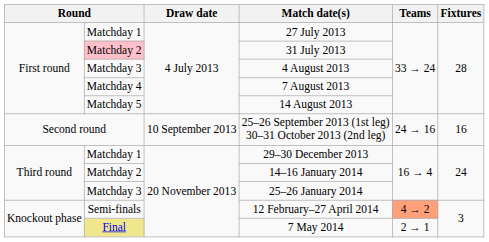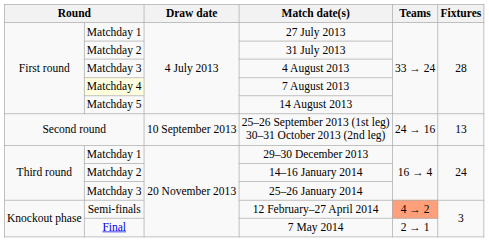(114, 50) pink background -> (114, 50) no background
(114, 86) no background -> (114, 86) lightyellow background
(461, 129) 16 -> (461, 129) 13
(114, 227) khaki background -> (114, 227) no background
